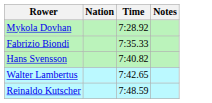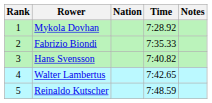+ column: (18, 12)
